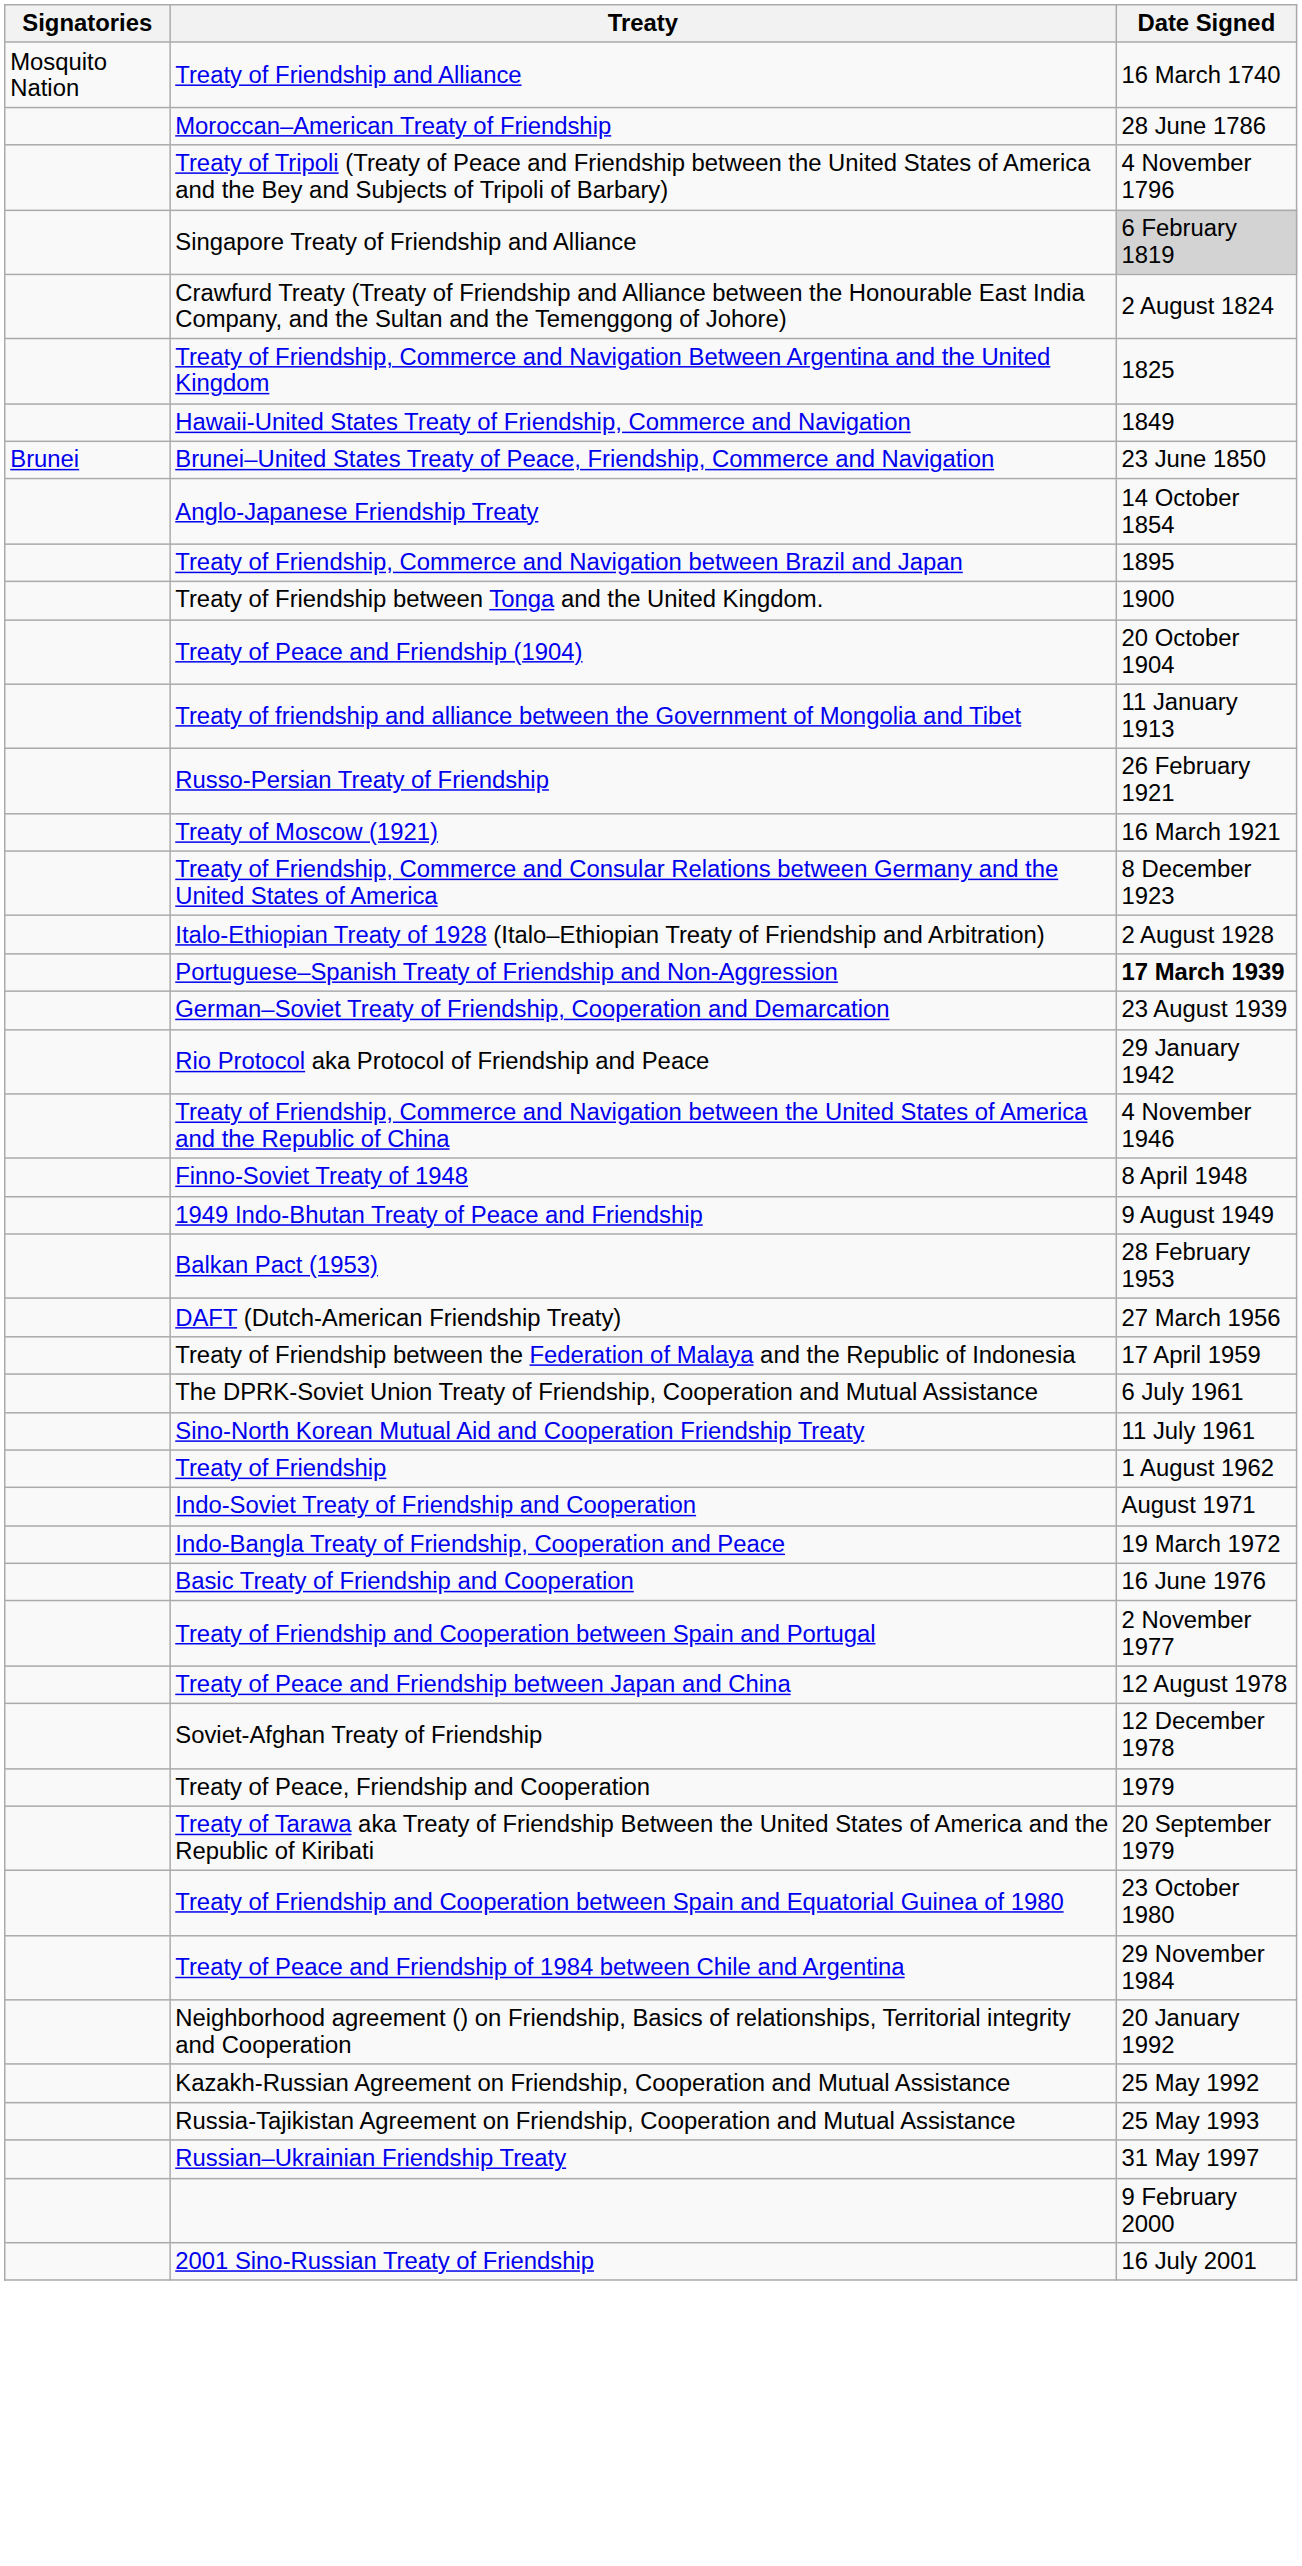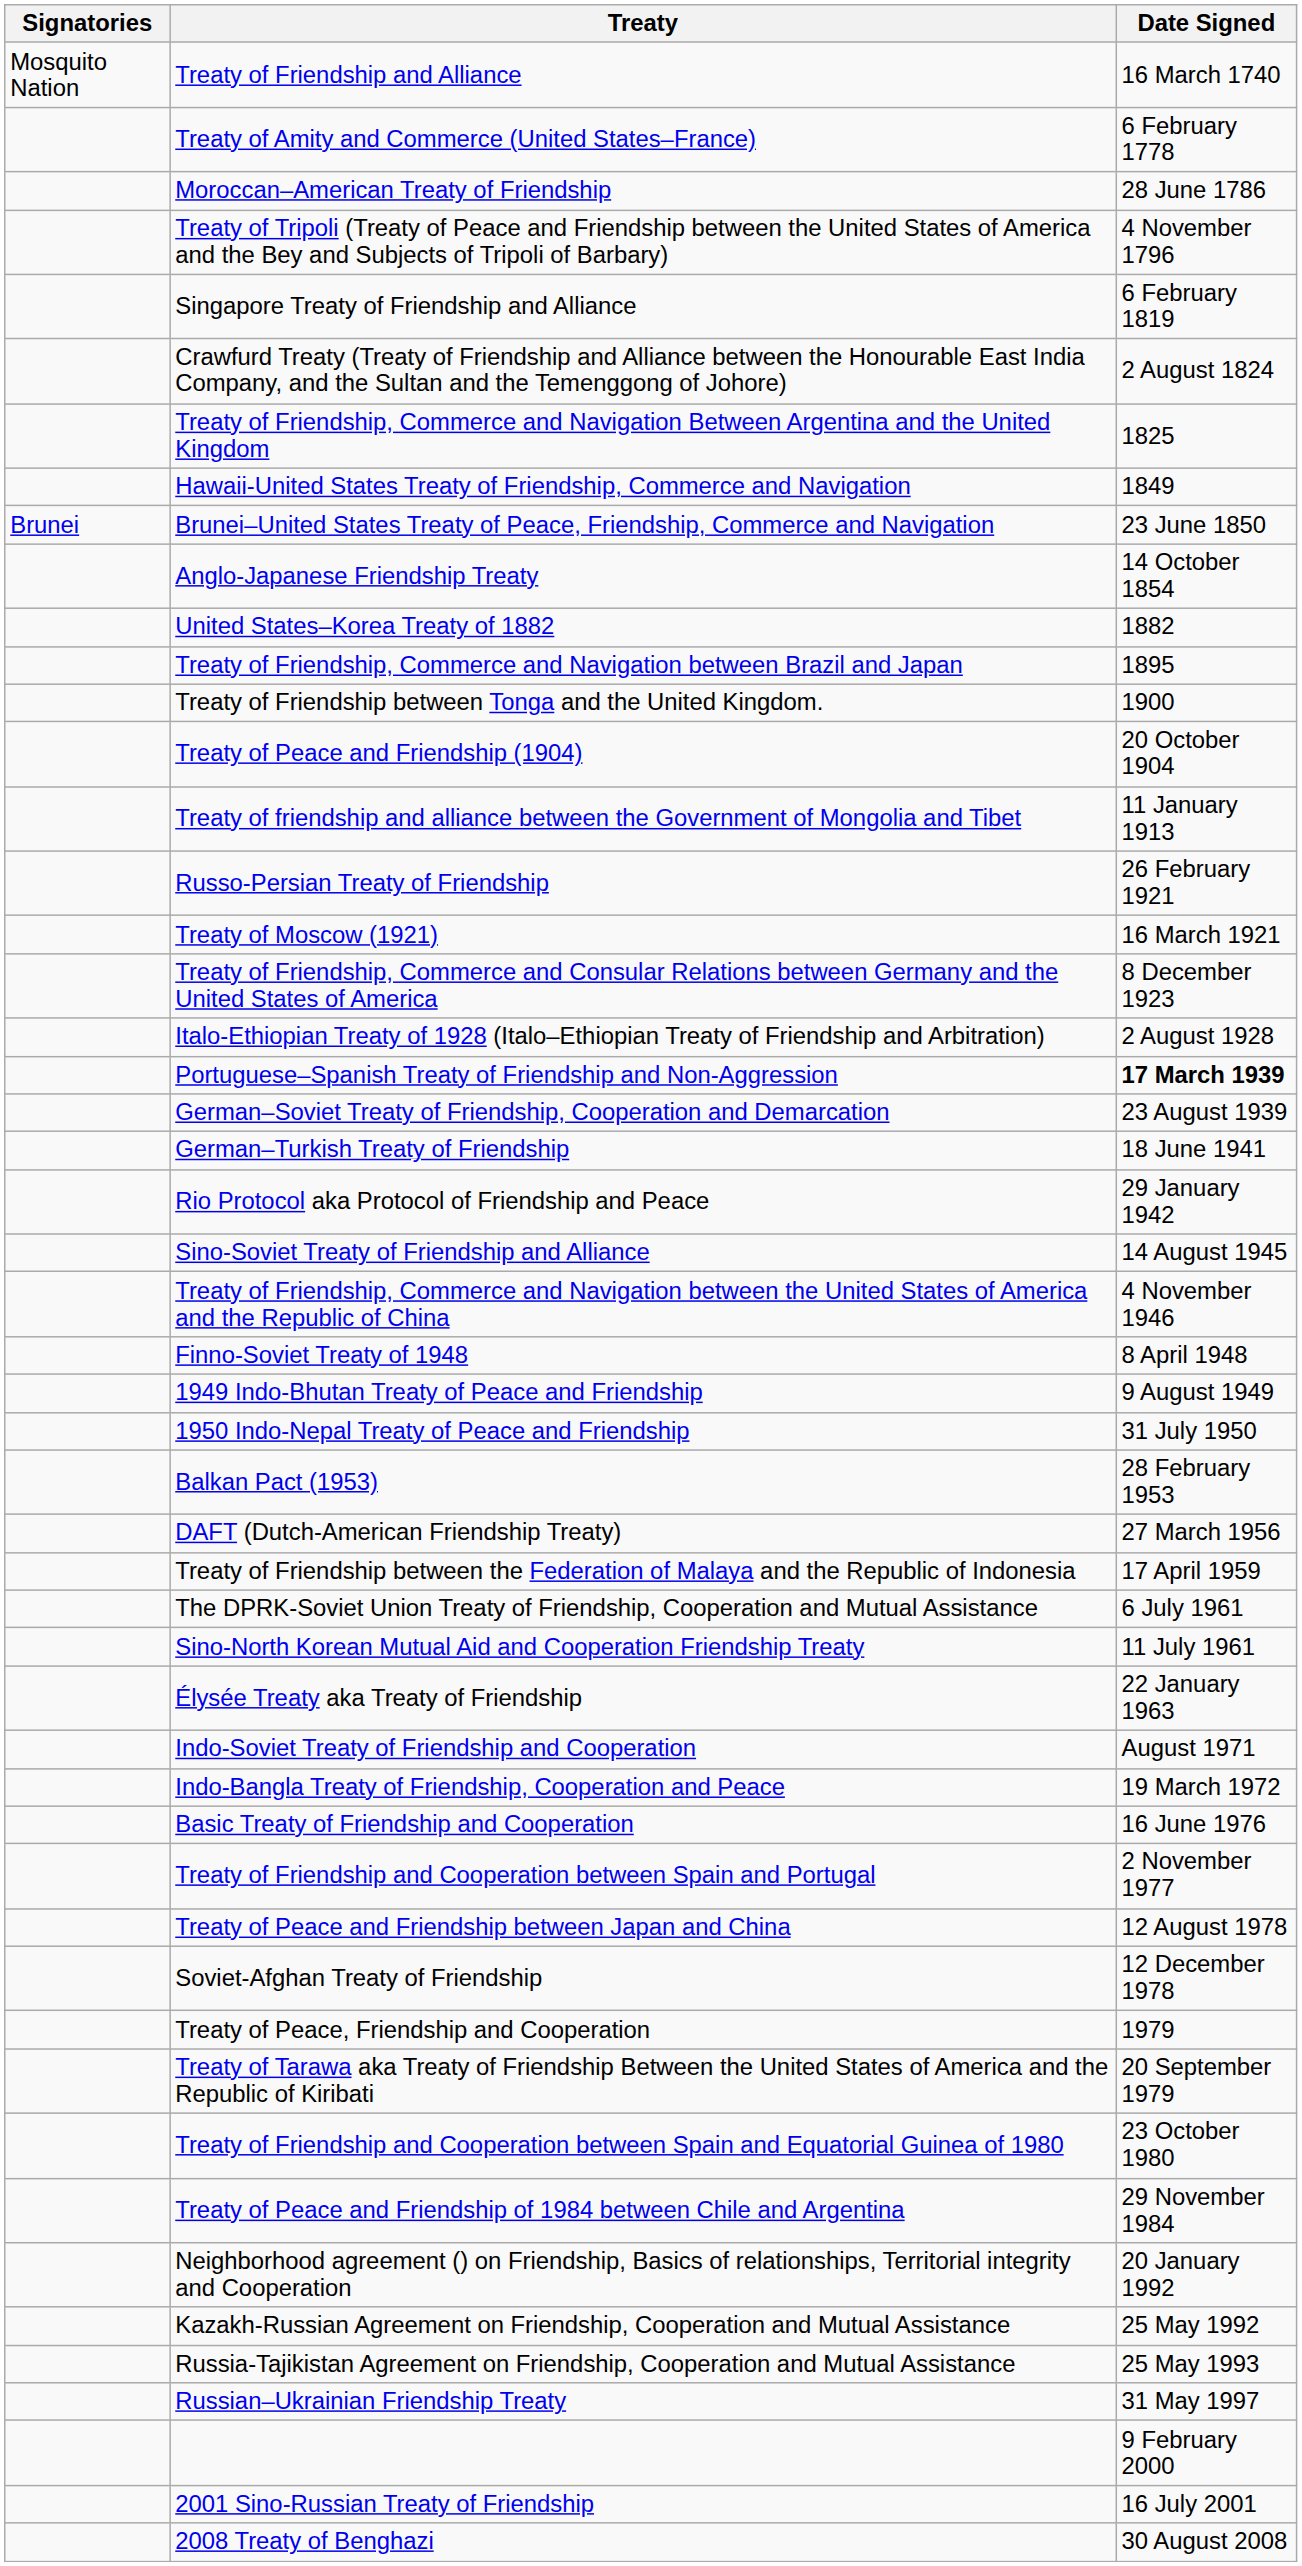+ row: (466, 139)
(1179, 241) lightgrey background -> (1179, 306) no background
+ row: (365, 627)
+ row: (372, 1150)
+ row: (412, 1252)
+ row: (432, 1430)
- row: (281, 1468)
+ row: (379, 1697)
+ row: (304, 2541)
